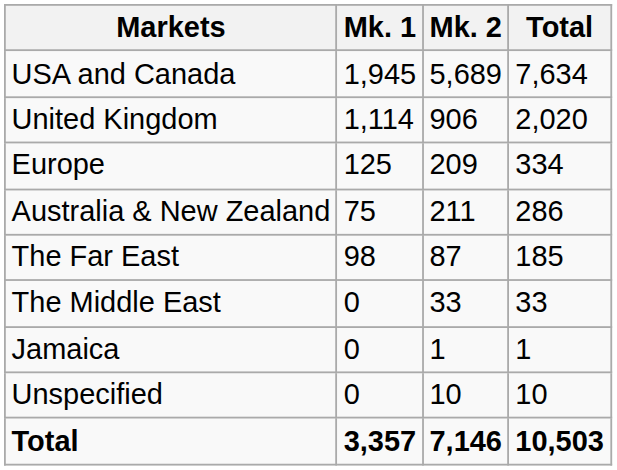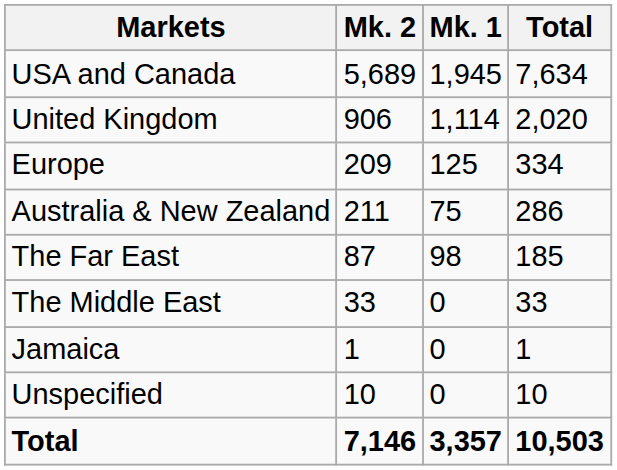columns swapped: (380, 27) <-> (466, 27)
